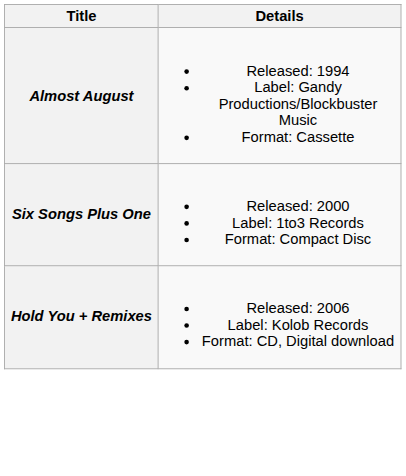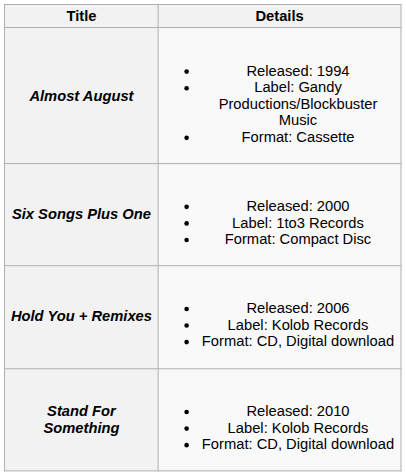+ row: (81, 419)
